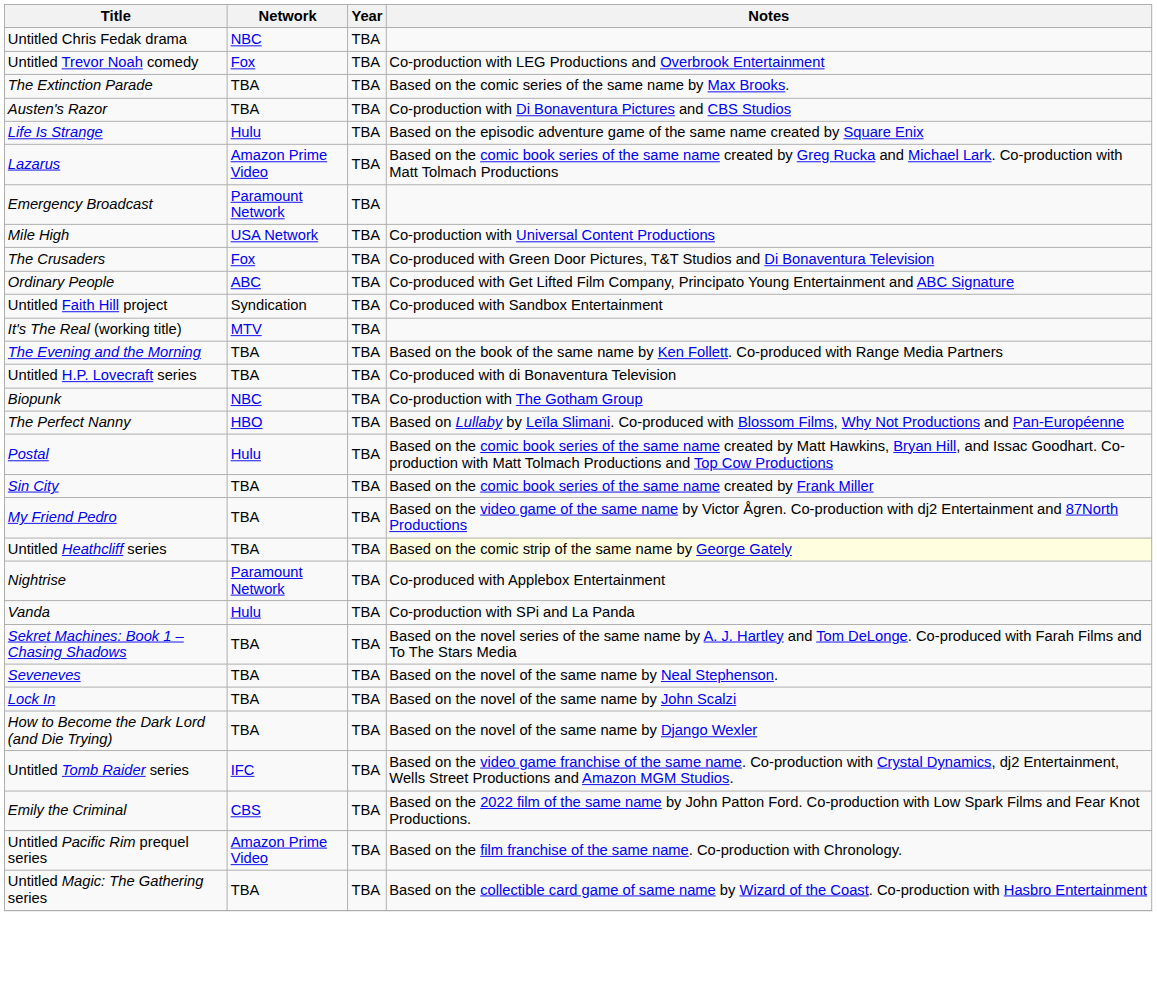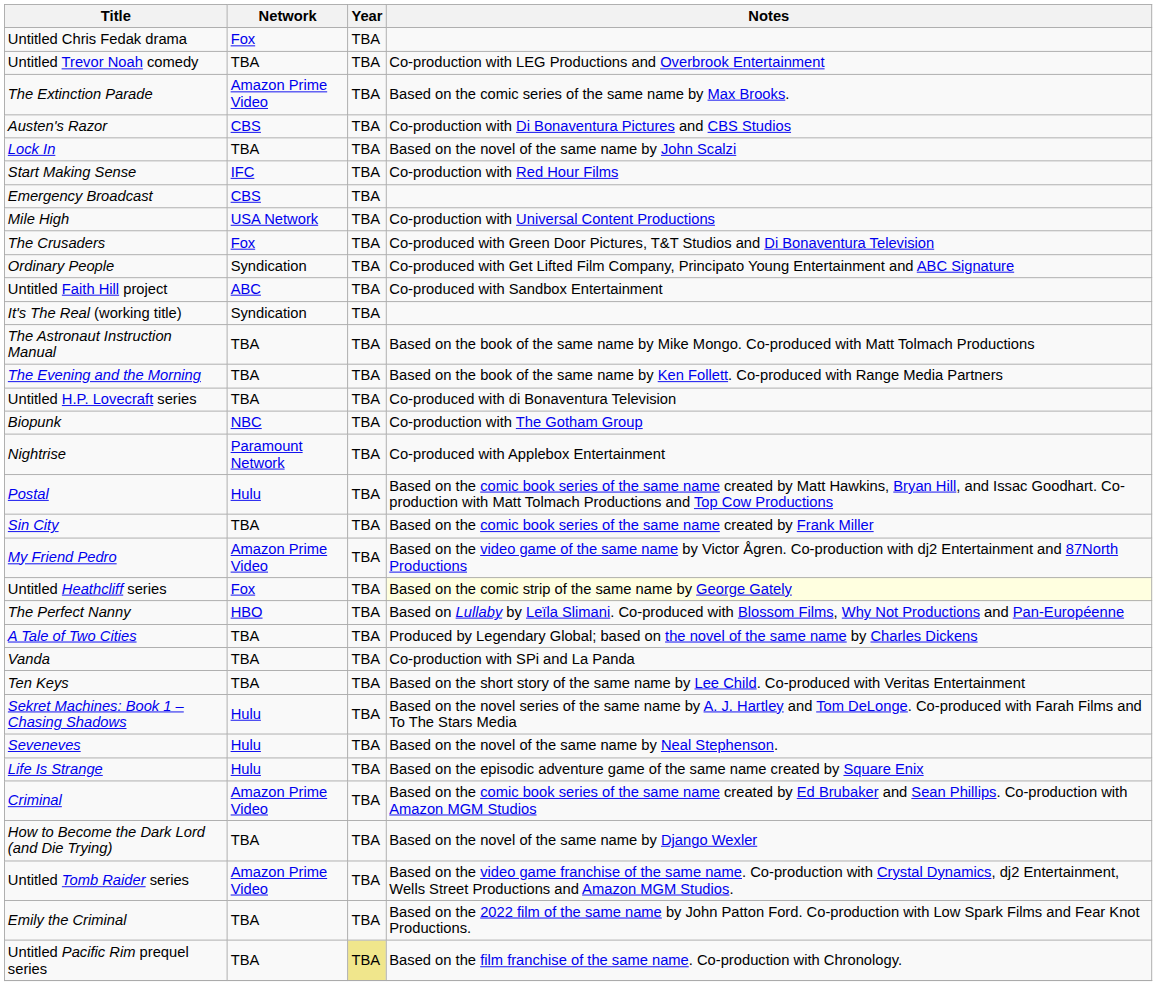(246, 39) NBC -> (243, 39) Fox
(243, 62) Fox -> (245, 62) TBA
(245, 86) TBA -> (279, 94) Amazon Prime Video
(245, 109) TBA -> (246, 126) CBS
rows swapped: (32, 699) <-> (55, 132)
- row: (34, 164)
+ row: (72, 172)
(267, 204) Paramount Network -> (246, 196) CBS
(246, 282) ABC -> (269, 266) Syndication
(269, 306) Syndication -> (246, 289) ABC
(246, 329) MTV -> (269, 312) Syndication
+ row: (90, 344)
rows swapped: (37, 580) <-> (69, 422)
(245, 517) TBA -> (279, 557) Amazon Prime Video
(245, 549) TBA -> (243, 589) Fox
+ row: (72, 635)
(246, 612) Hulu -> (245, 659) TBA
+ row: (38, 682)
(245, 644) TBA -> (246, 714) Hulu
(245, 675) TBA -> (246, 745) Hulu
+ row: (35, 800)
(242, 770) IFC -> (279, 880) Amazon Prime Video
(246, 810) CBS -> (245, 920) TBA
(279, 850) Amazon Prime Video -> (245, 960) TBA
(366, 850) no background -> (366, 960) khaki background
- row: (106, 890)
